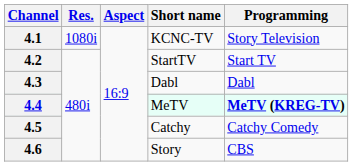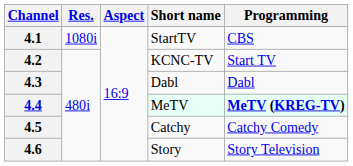(182, 37) KCNC-TV -> (173, 37) StartTV
(273, 37) Story Television -> (241, 37) CBS
(173, 60) StartTV -> (182, 60) KCNC-TV
(241, 149) CBS -> (273, 149) Story Television
